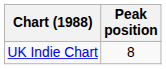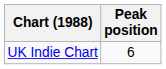(131, 52) 8 -> (131, 52) 6
